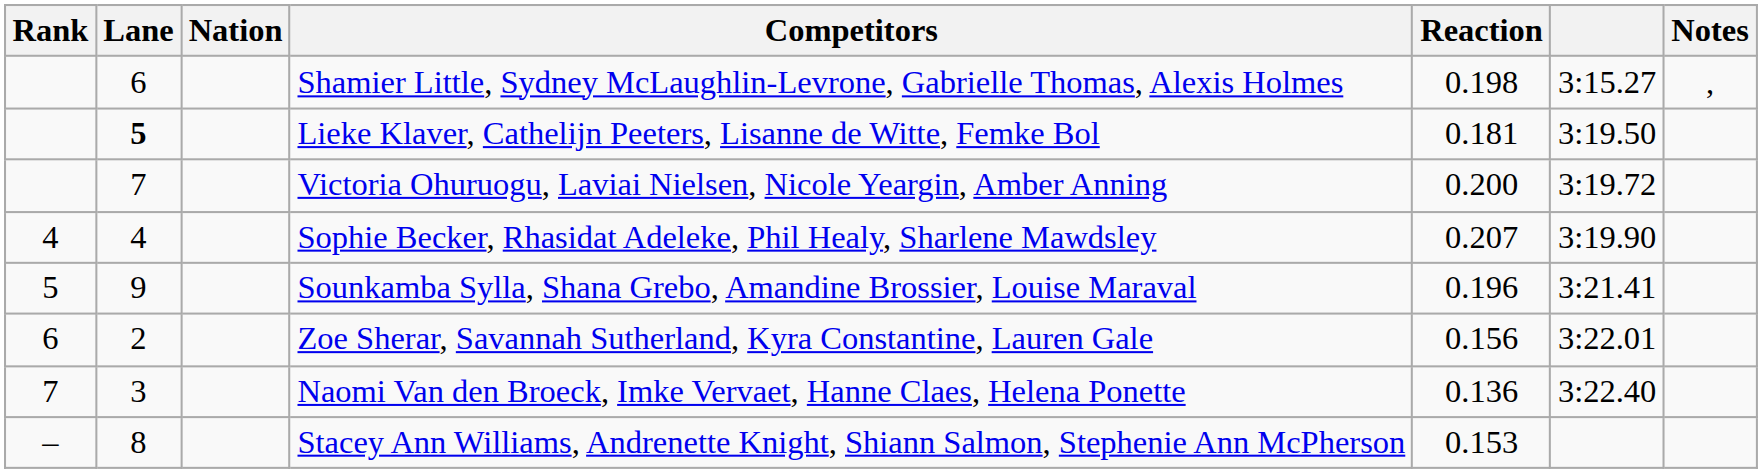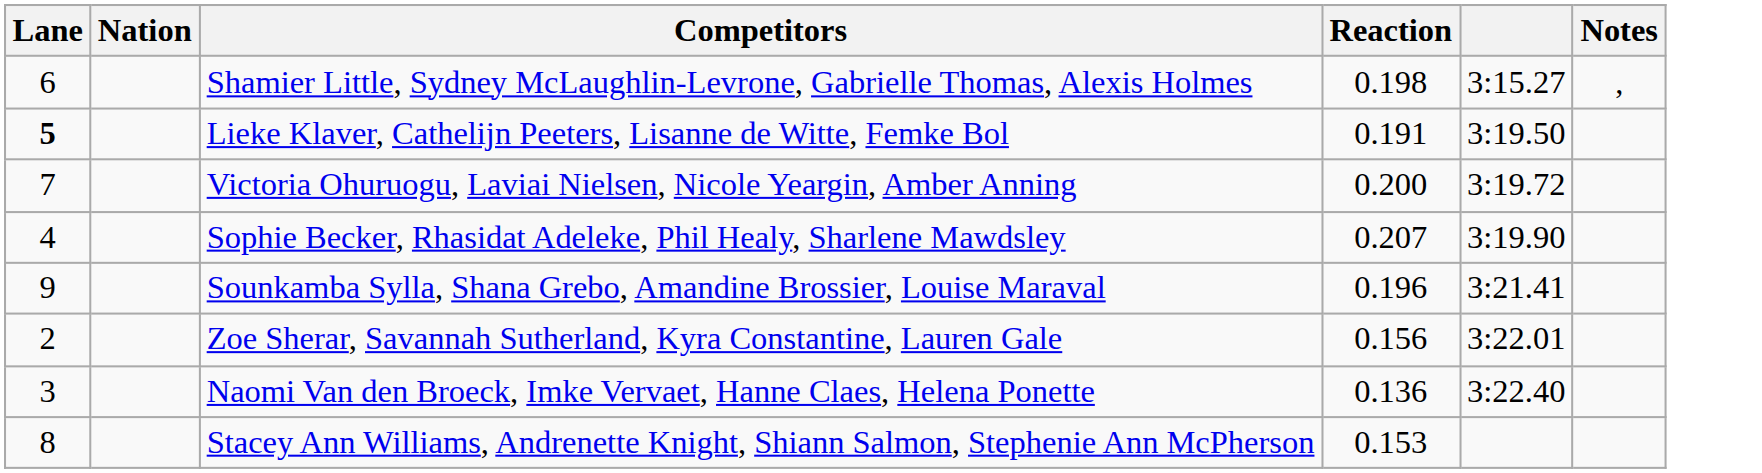- column: (50, 30)
(1482, 133) 0.181 -> (1391, 133) 0.191
